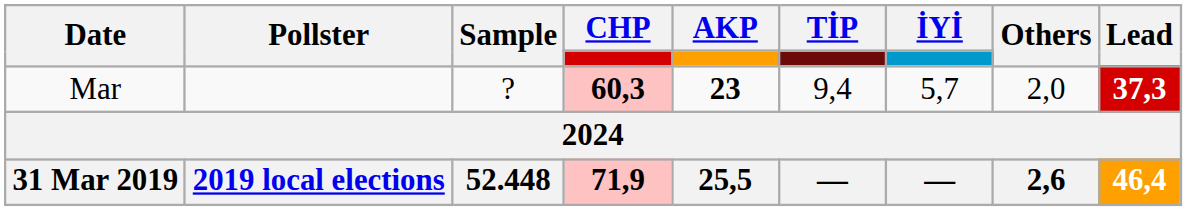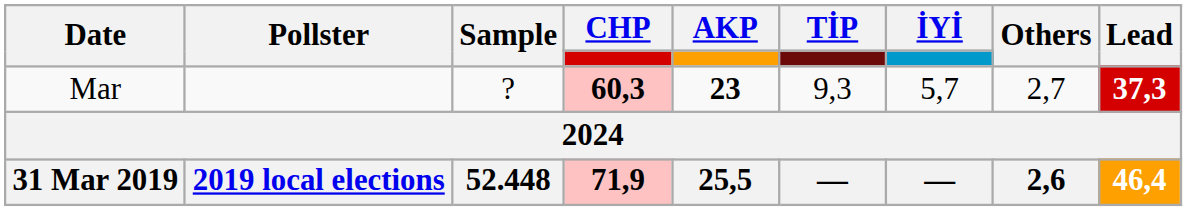(832, 88) 9,4 -> (832, 88) 9,3
(1046, 88) 2,0 -> (1046, 88) 2,7
